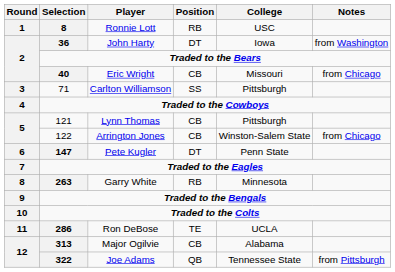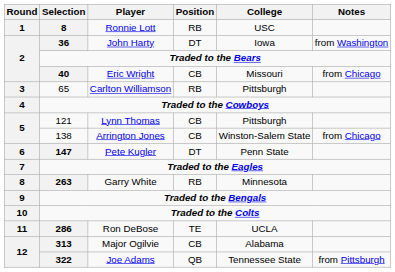(64, 89) 71 -> (64, 89) 65
(195, 89) SS -> (195, 89) RB
(64, 136) 122 -> (64, 136) 138
